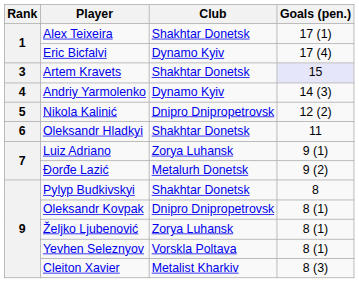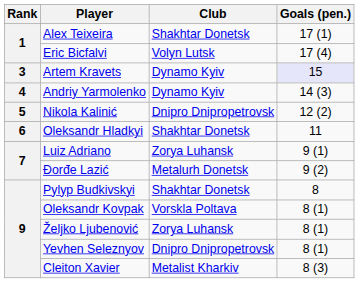(188, 53) Dynamo Kyiv -> (183, 53) Volyn Lutsk
(201, 72) Shakhtar Donetsk -> (188, 72) Dynamo Kyiv
(213, 209) Dnipro Dnipropetrovsk -> (194, 209) Vorskla Poltava
(194, 248) Vorskla Poltava -> (213, 248) Dnipro Dnipropetrovsk
